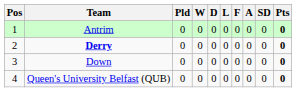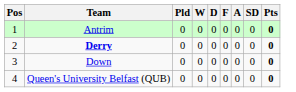- column: (226, 12)
